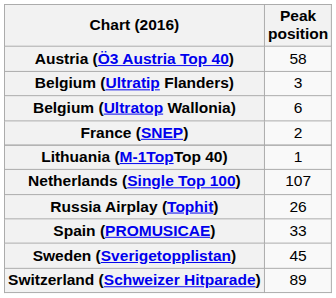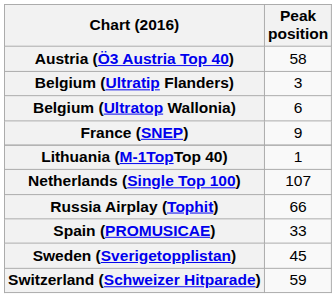(298, 132) 2 -> (298, 132) 9
(298, 206) 26 -> (298, 206) 66
(298, 280) 89 -> (298, 280) 59
